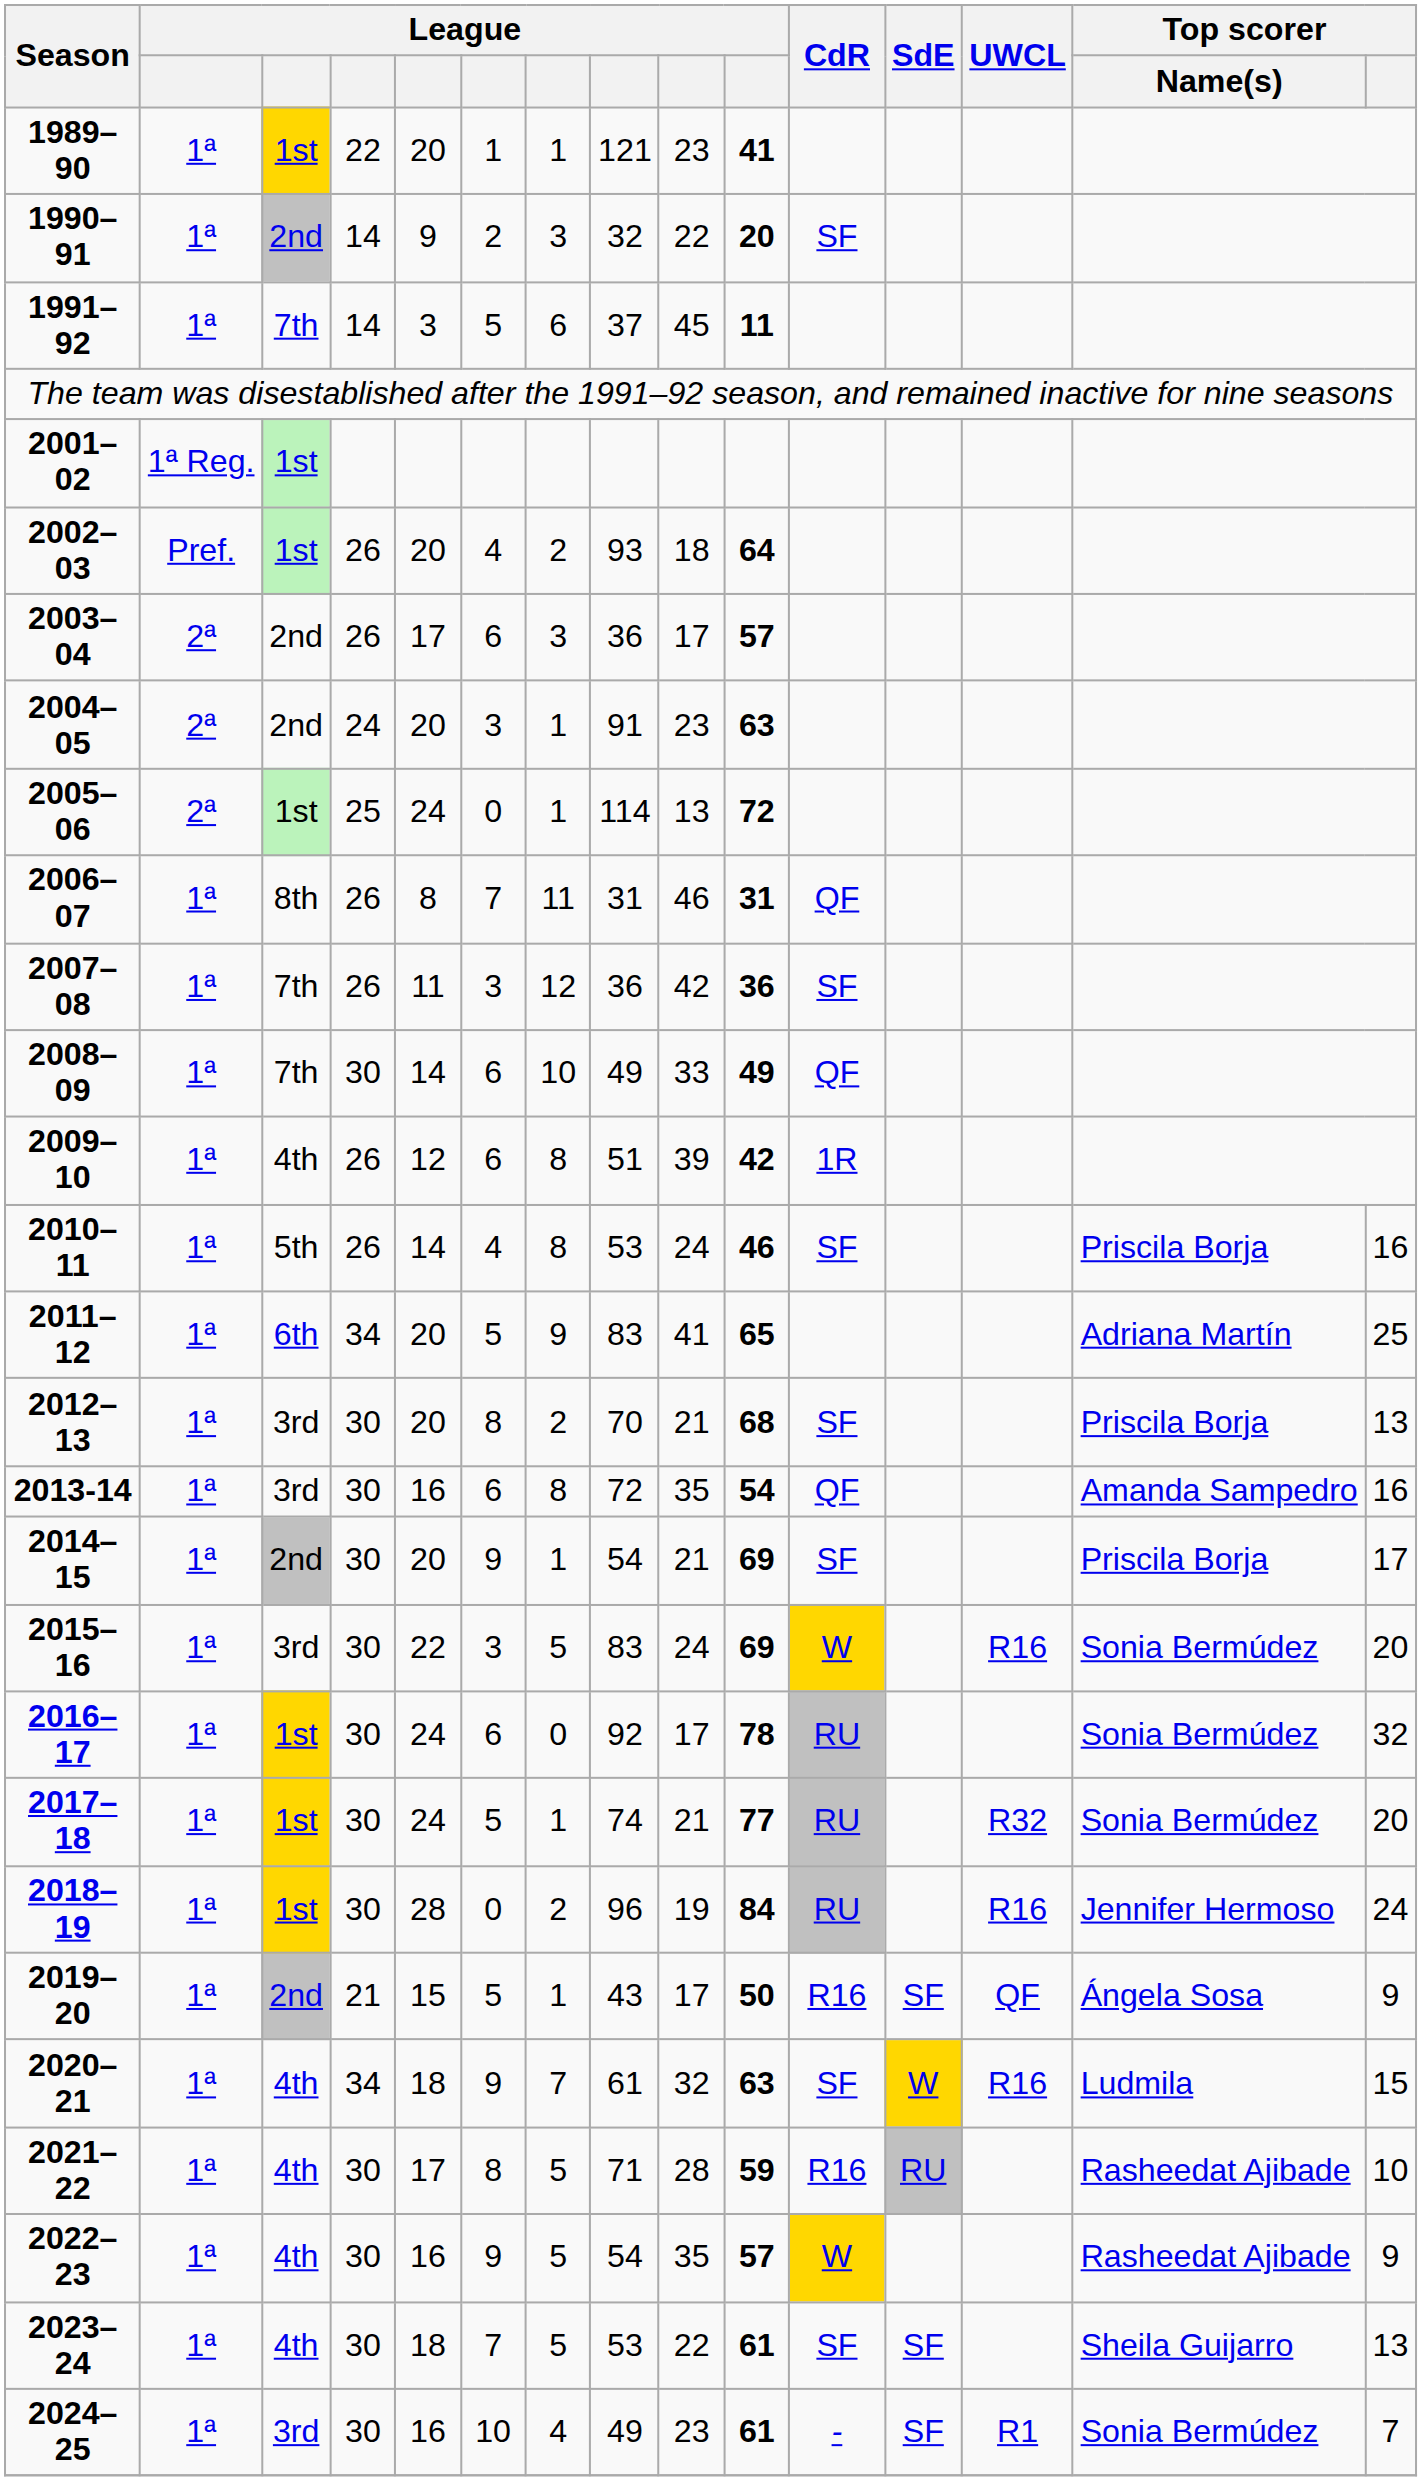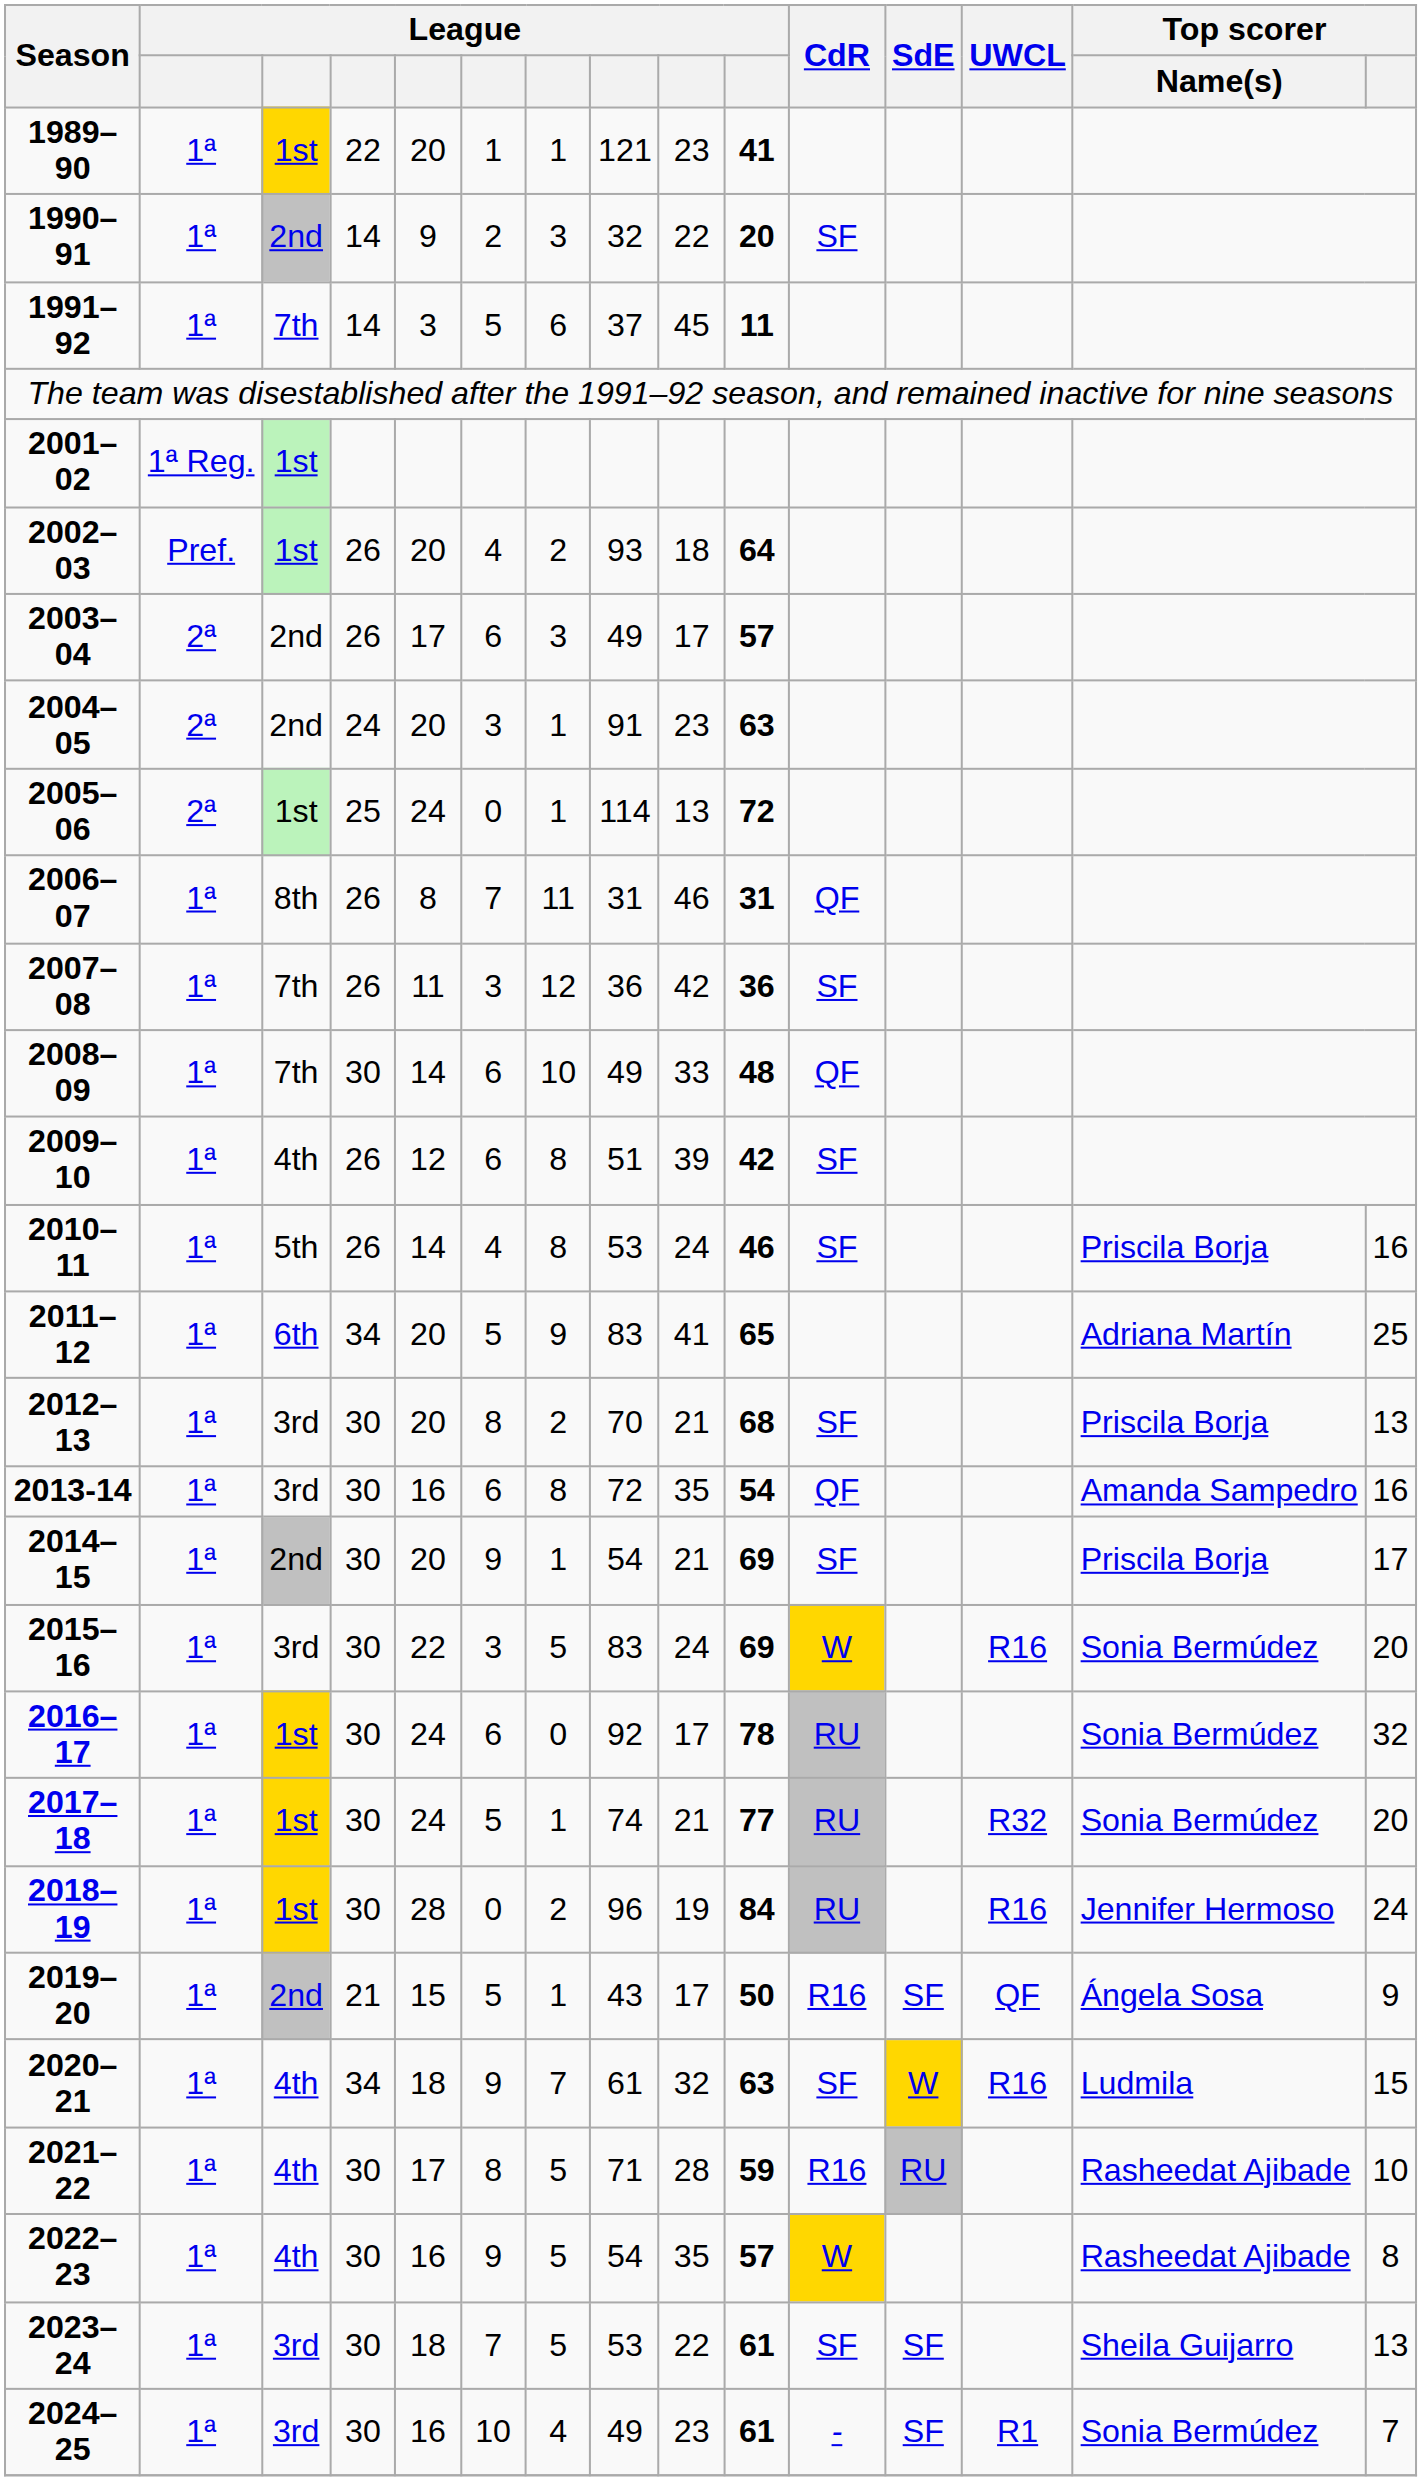(625, 637) 36 -> (625, 637) 49
(757, 1072) 49 -> (757, 1072) 48
(837, 1160) 1R -> (837, 1160) SF
(1390, 2257) 9 -> (1390, 2257) 8
(296, 2344) 4th -> (296, 2344) 3rd
